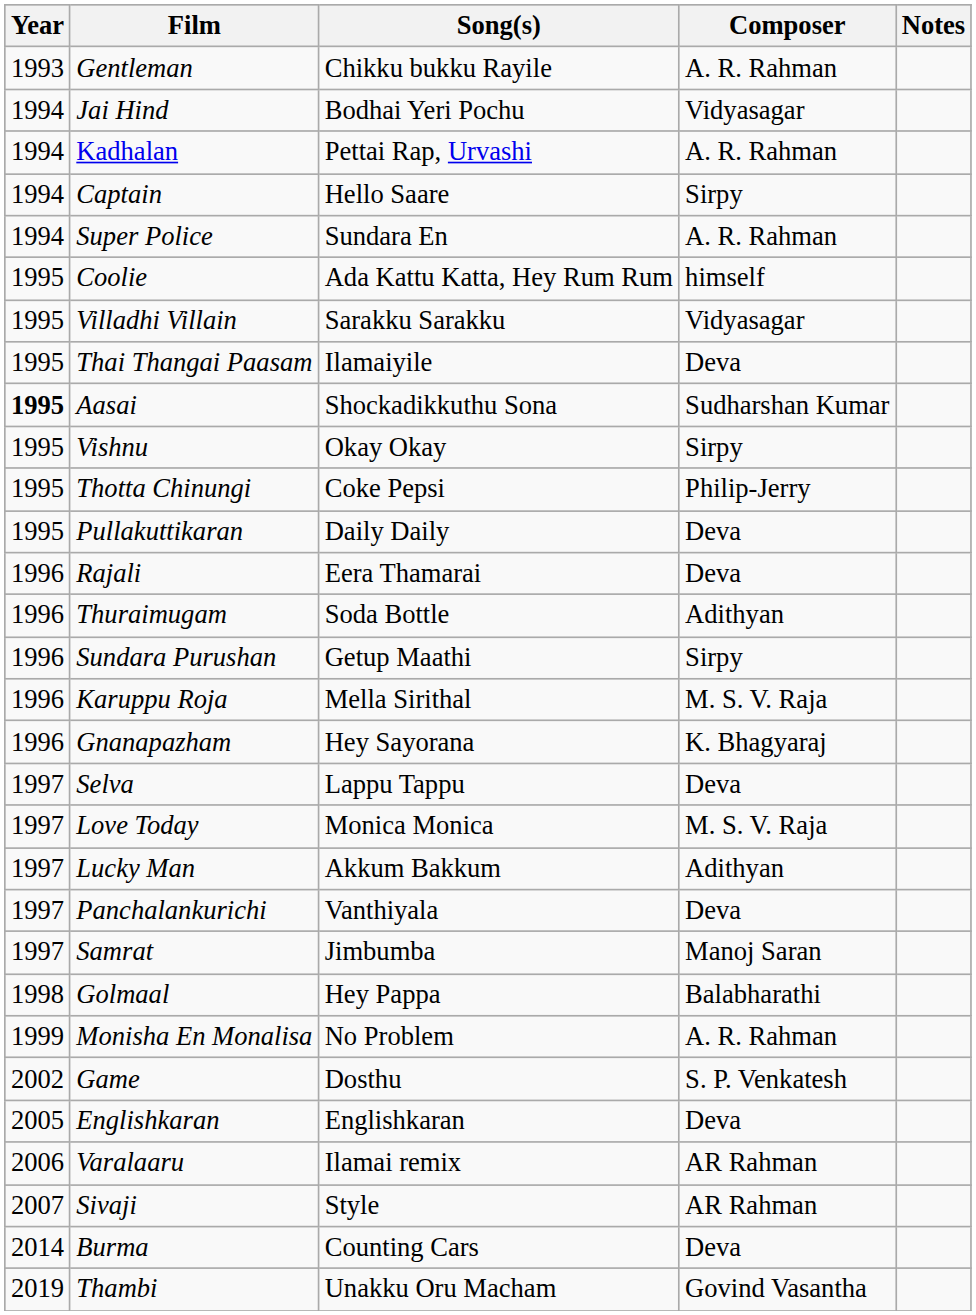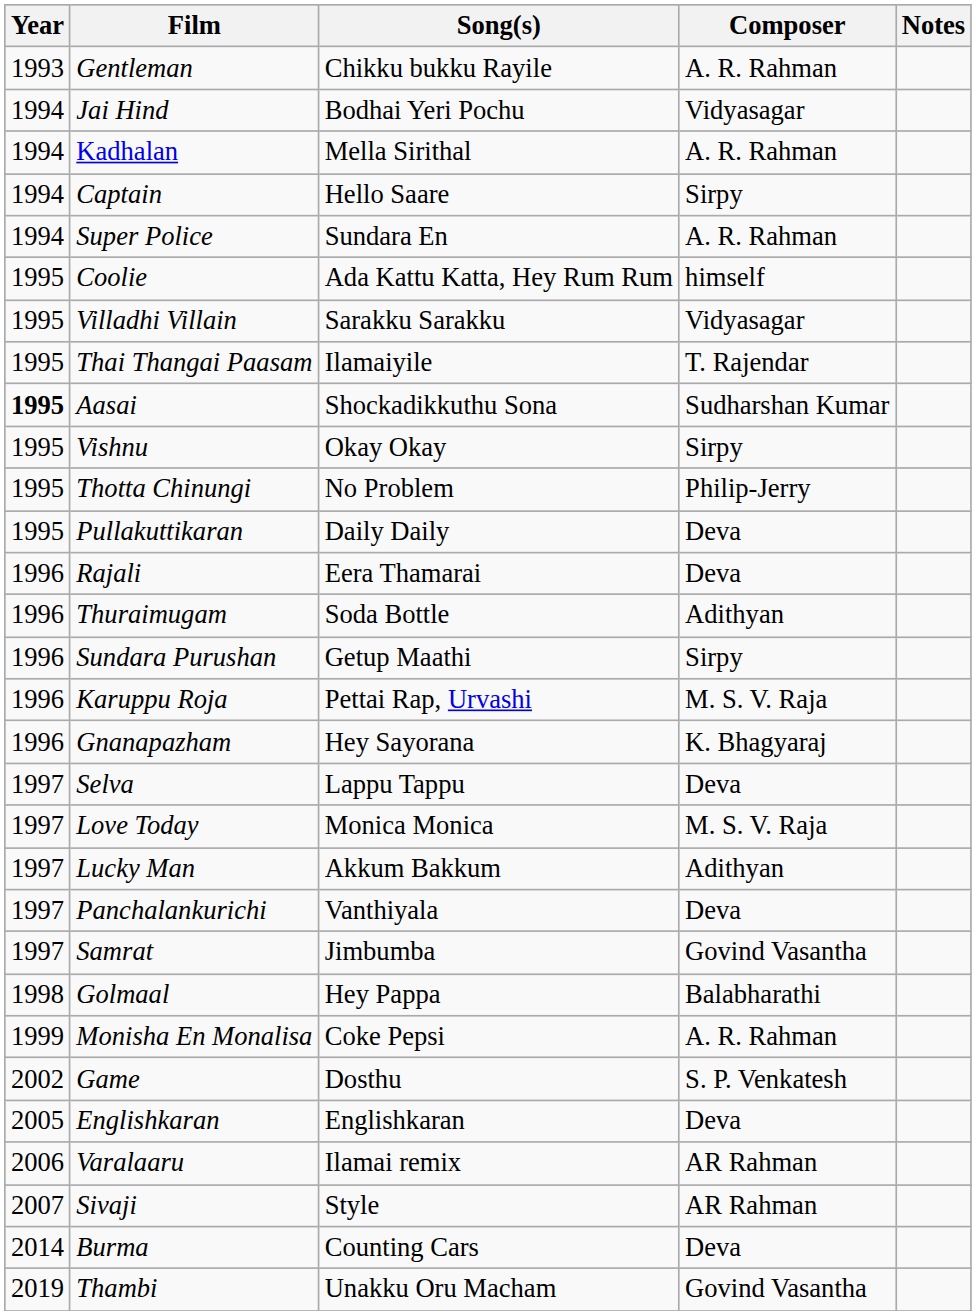(428, 151) Pettai Rap, Urvashi -> (398, 151) Mella Sirithal
(713, 362) Deva -> (747, 362) T. Rajendar
(385, 488) Coke Pepsi -> (389, 488) No Problem
(398, 699) Mella Sirithal -> (428, 699) Pettai Rap, Urvashi
(753, 952) Manoj Saran -> (776, 952) Govind Vasantha
(389, 1036) No Problem -> (385, 1036) Coke Pepsi
